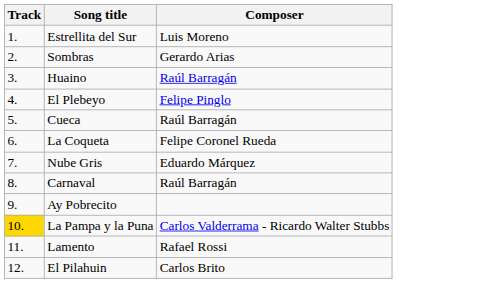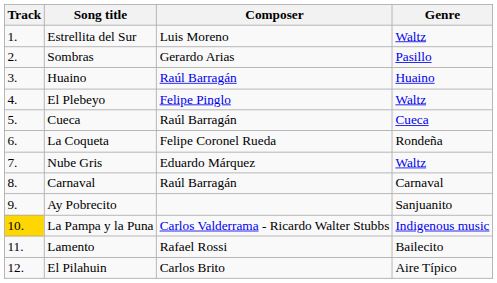+ column: (442, 15)
